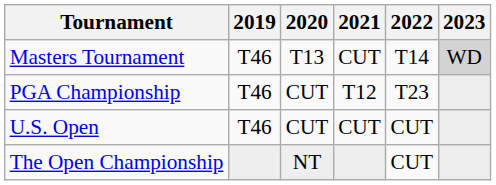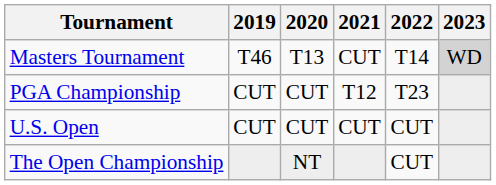(255, 92) T46 -> (255, 92) CUT
(255, 127) T46 -> (255, 127) CUT
